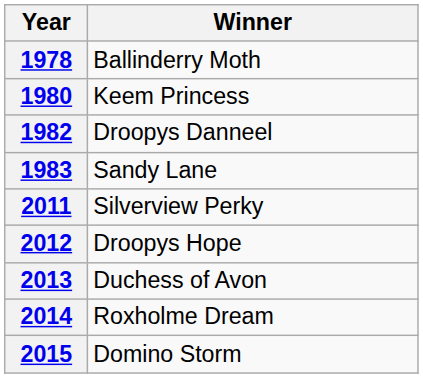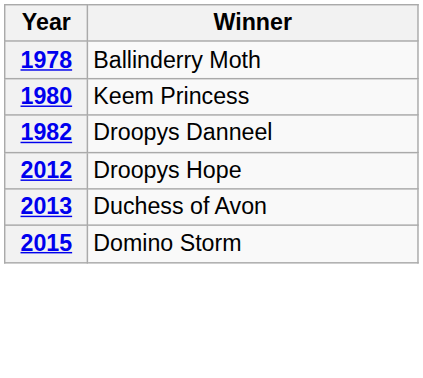- row: (46, 170)
- row: (46, 206)
- row: (46, 317)
